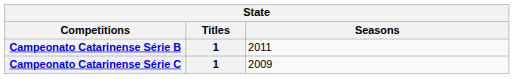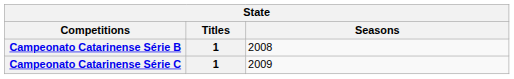(260, 47) 2011 -> (260, 47) 2008
